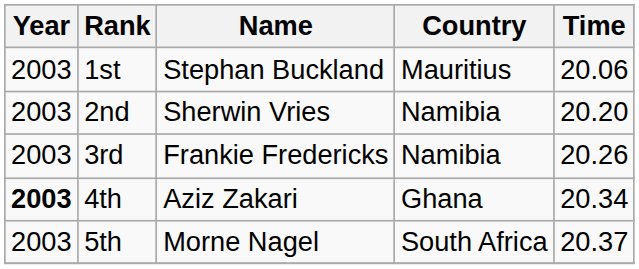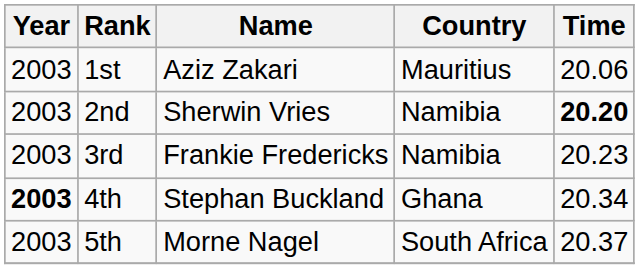(274, 69) Stephan Buckland -> (230, 69) Aziz Zakari
(594, 112) normal -> (594, 112) bold
(594, 155) 20.26 -> (594, 155) 20.23
(230, 198) Aziz Zakari -> (274, 198) Stephan Buckland
